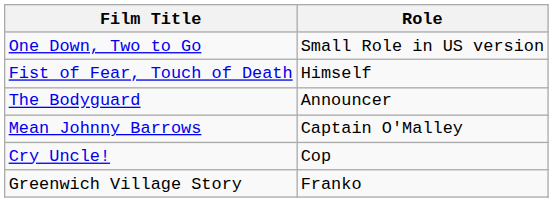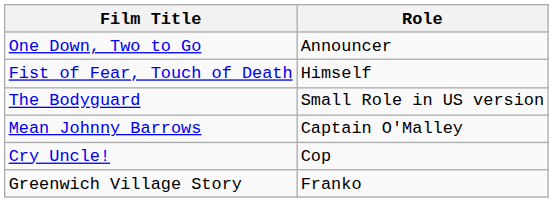(422, 46) Small Role in US version -> (346, 46) Announcer
(346, 101) Announcer -> (422, 101) Small Role in US version
